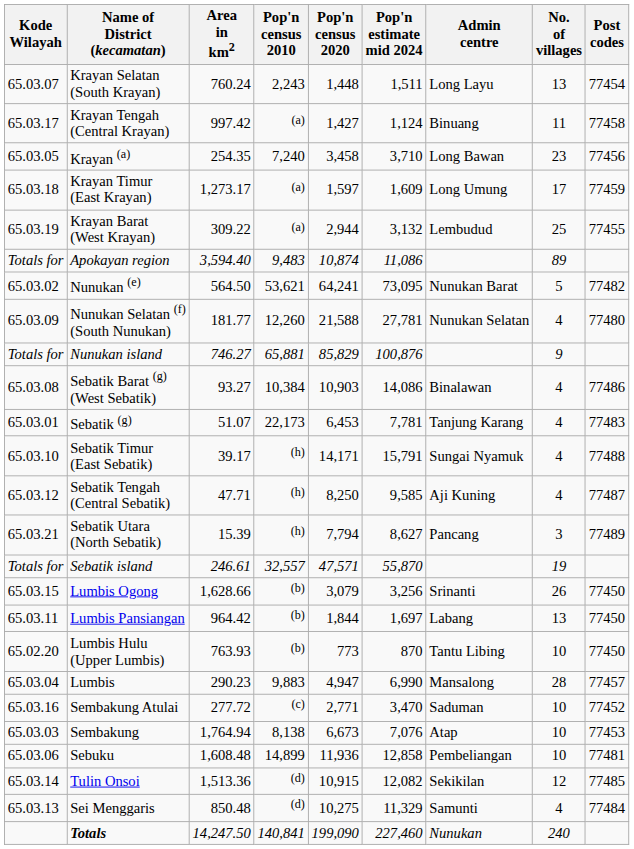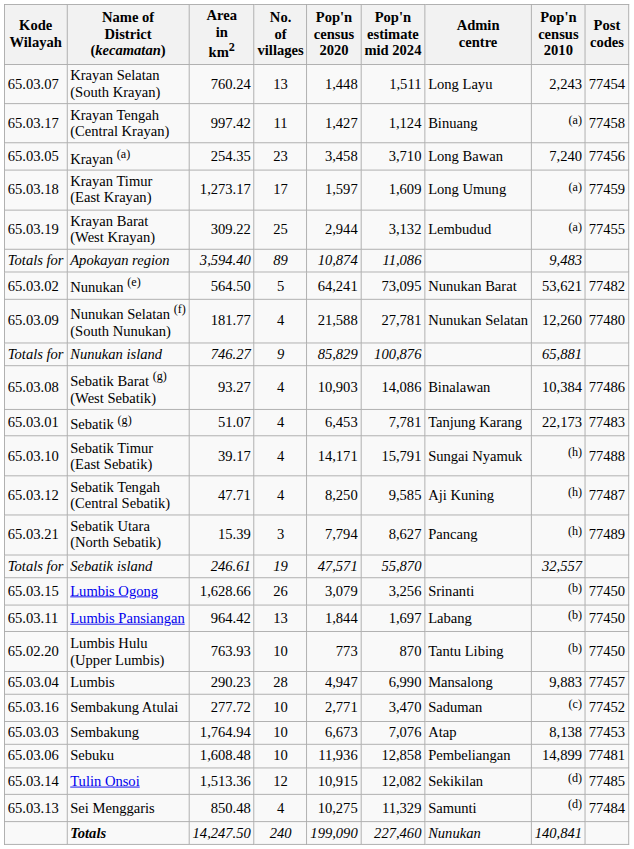columns swapped: (281, 34) <-> (559, 34)
